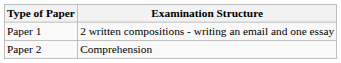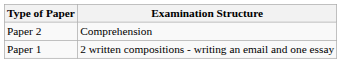rows swapped: (24, 31) <-> (24, 49)
